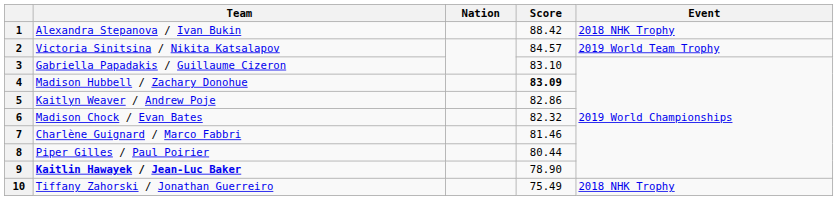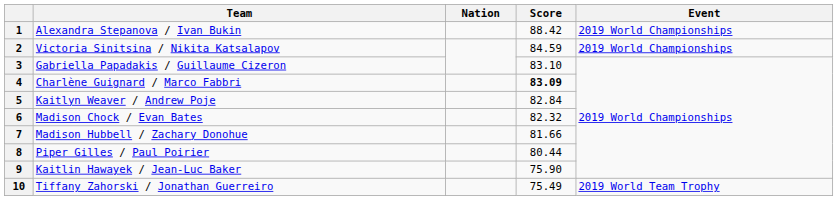(627, 30) 2018 NHK Trophy -> (655, 30) 2019 World Championships
(546, 48) 84.57 -> (546, 48) 84.59
(649, 48) 2019 World Team Trophy -> (655, 48) 2019 World Championships
(142, 83) Madison Hubbell / Zachary Donohue -> (139, 83) Charlène Guignard / Marco Fabbri
(546, 100) 82.86 -> (546, 100) 82.84
(139, 135) Charlène Guignard / Marco Fabbri -> (142, 135) Madison Hubbell / Zachary Donohue
(546, 135) 81.46 -> (546, 135) 81.66
(139, 169) bold -> (139, 169) normal
(546, 169) 78.90 -> (546, 169) 75.90
(627, 187) 2018 NHK Trophy -> (649, 187) 2019 World Team Trophy
